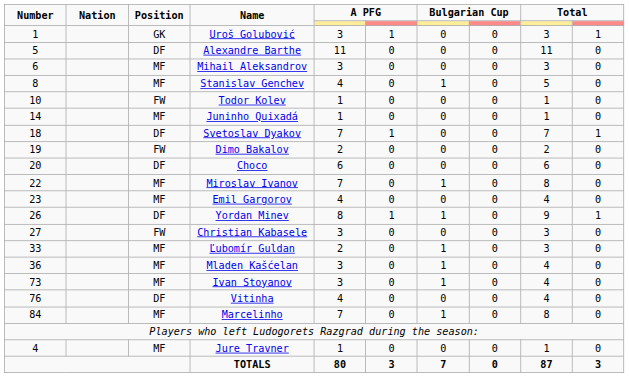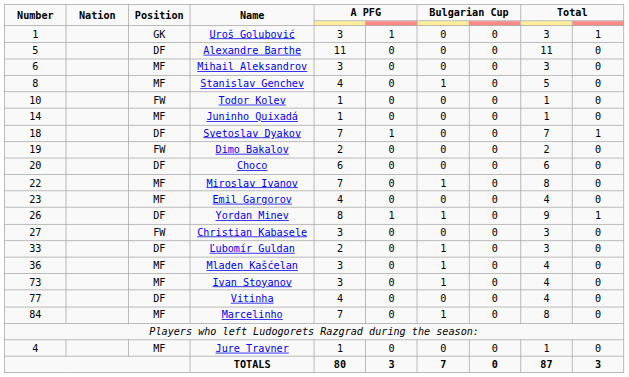(159, 249) MF -> (159, 249) DF
(35, 298) 76 -> (35, 298) 77
